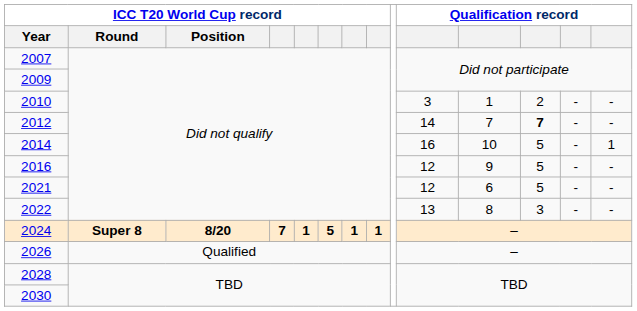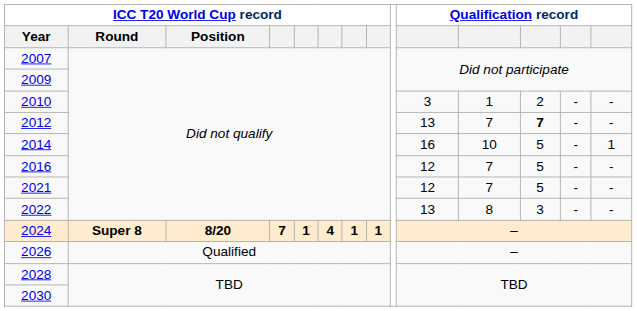(428, 123) 14 -> (428, 123) 13
(489, 166) 9 -> (489, 166) 7
(489, 187) 6 -> (489, 187) 7
(330, 230) 5 -> (330, 230) 4
